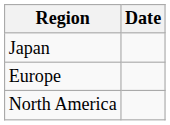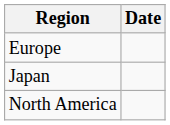rows swapped: (29, 47) <-> (35, 76)
